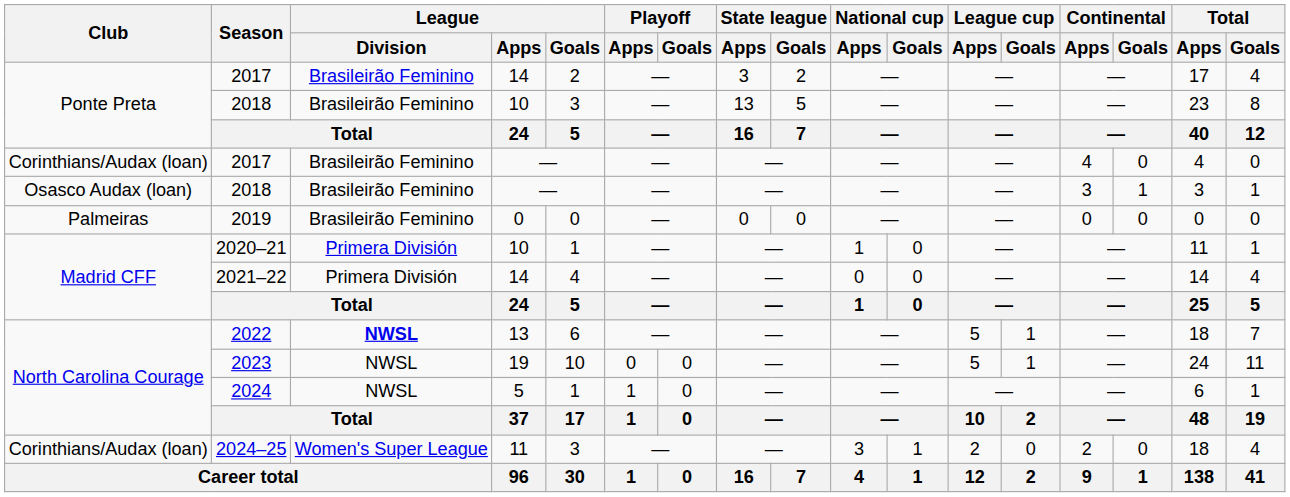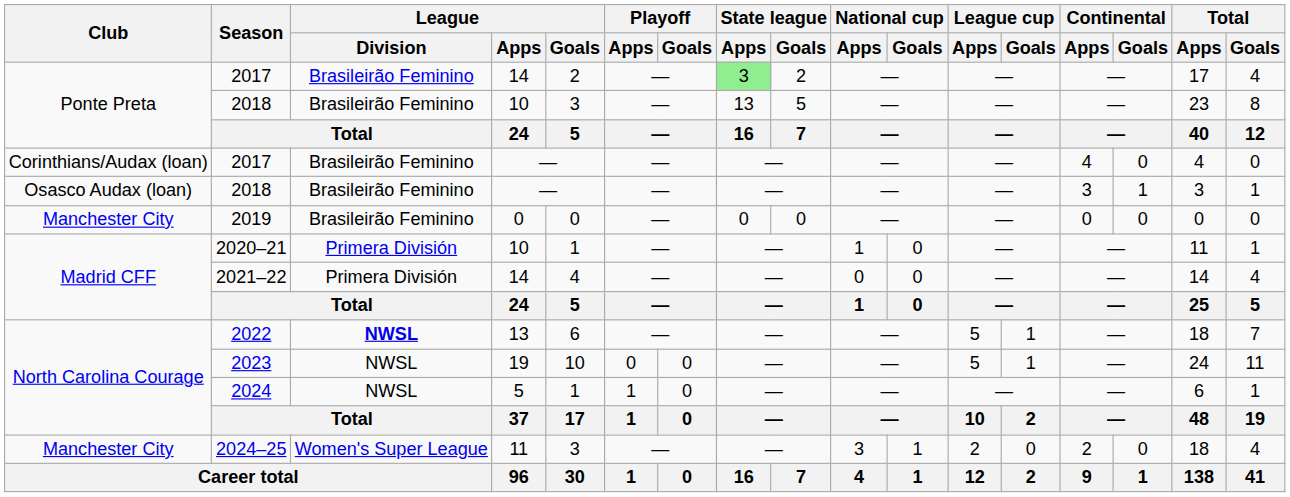(744, 76) no background -> (744, 76) lightgreen background
(108, 219) Palmeiras -> (108, 219) Manchester City
(108, 448) Corinthians/Audax (loan) -> (108, 448) Manchester City
